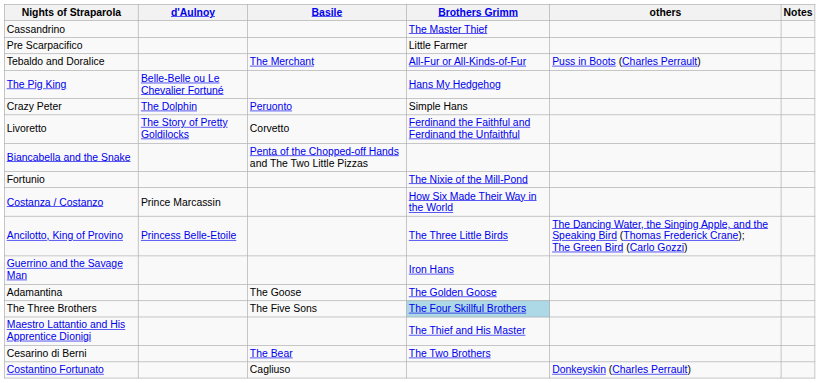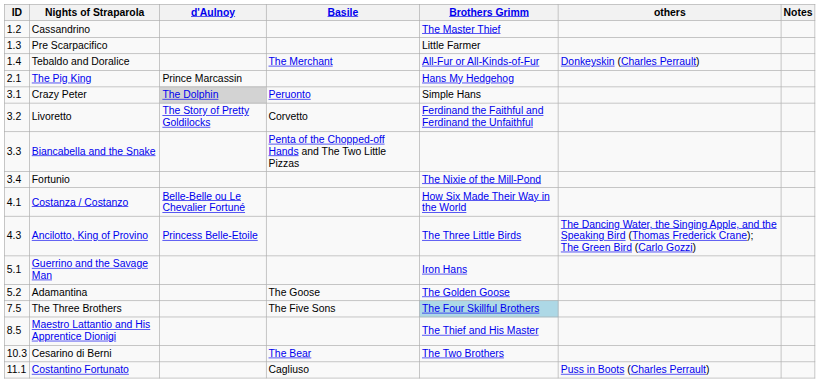+ column: (17, 12)
(626, 62) Puss in Boots (Charles Perrault) -> (630, 62) Donkeyskin (Charles Perrault)
(182, 84) Belle-Belle ou Le Chevalier Fortuné -> (202, 78) Prince Marcassin
(169, 106) no background -> (190, 95) lightgrey background
(181, 202) Prince Marcassin -> (204, 202) Belle-Belle ou Le Chevalier Fortuné
(622, 370) Donkeyskin (Charles Perrault) -> (635, 370) Puss in Boots (Charles Perrault)
